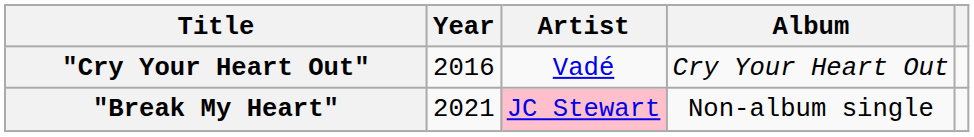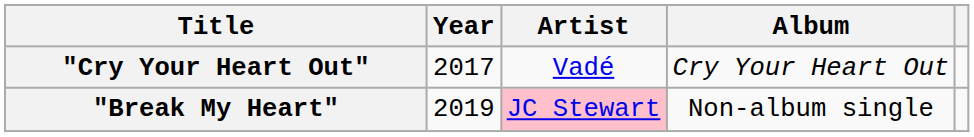(464, 68) 2016 -> (464, 68) 2017
(464, 109) 2021 -> (464, 109) 2019
